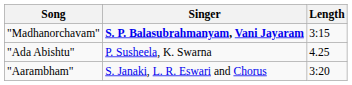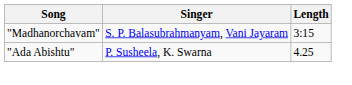(205, 33) bold -> (197, 33) normal
- row: (40, 71)
